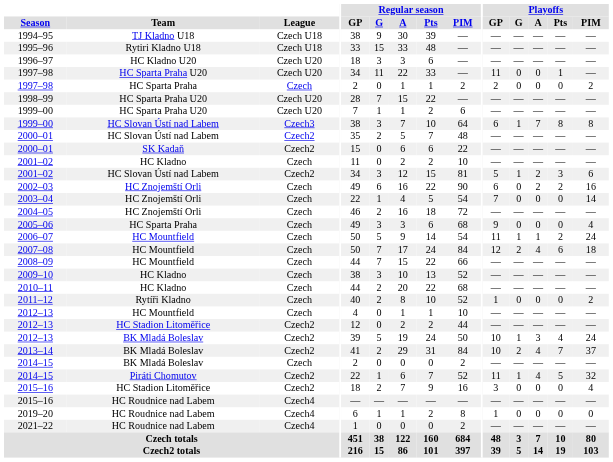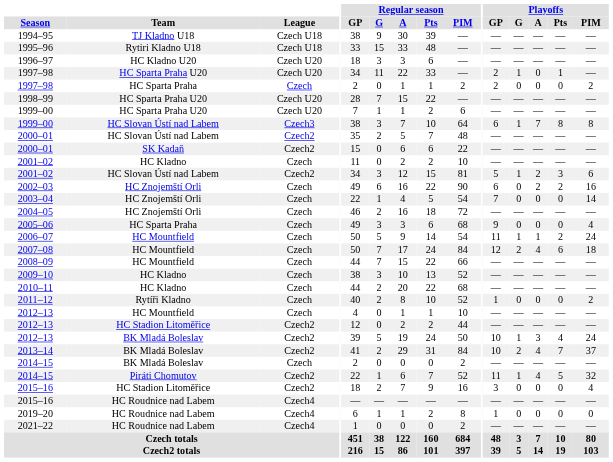(496, 73) 11 -> (496, 73) 2
(519, 73) 0 -> (519, 73) 1
